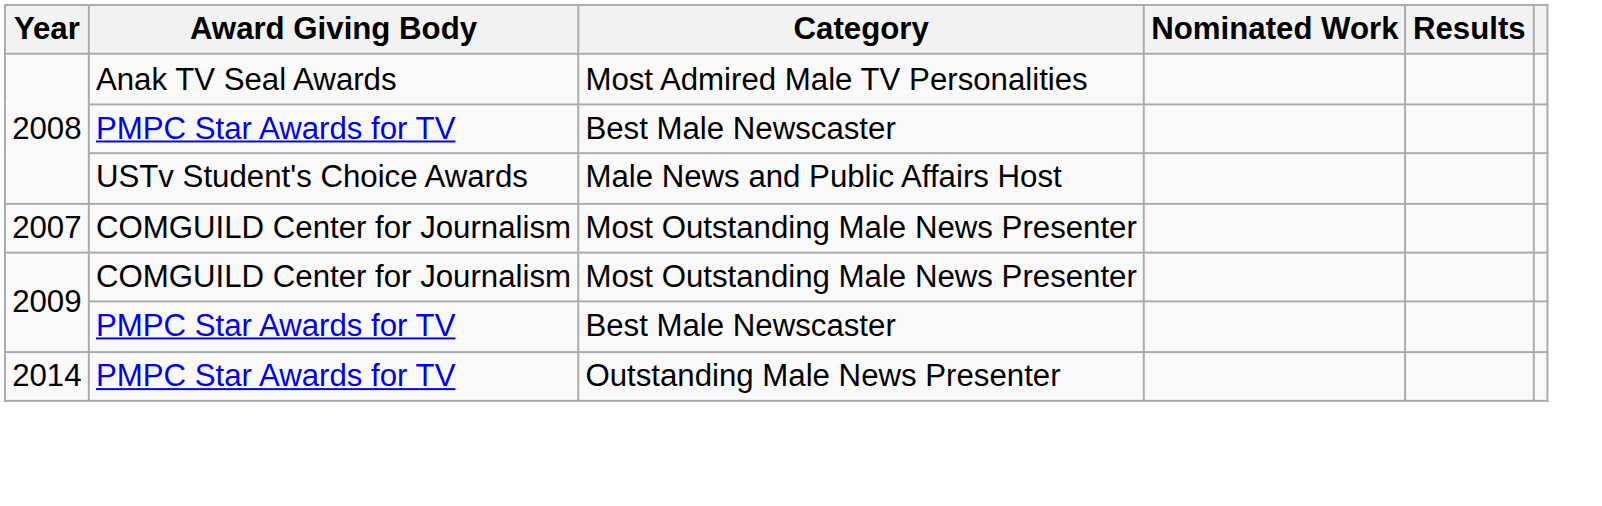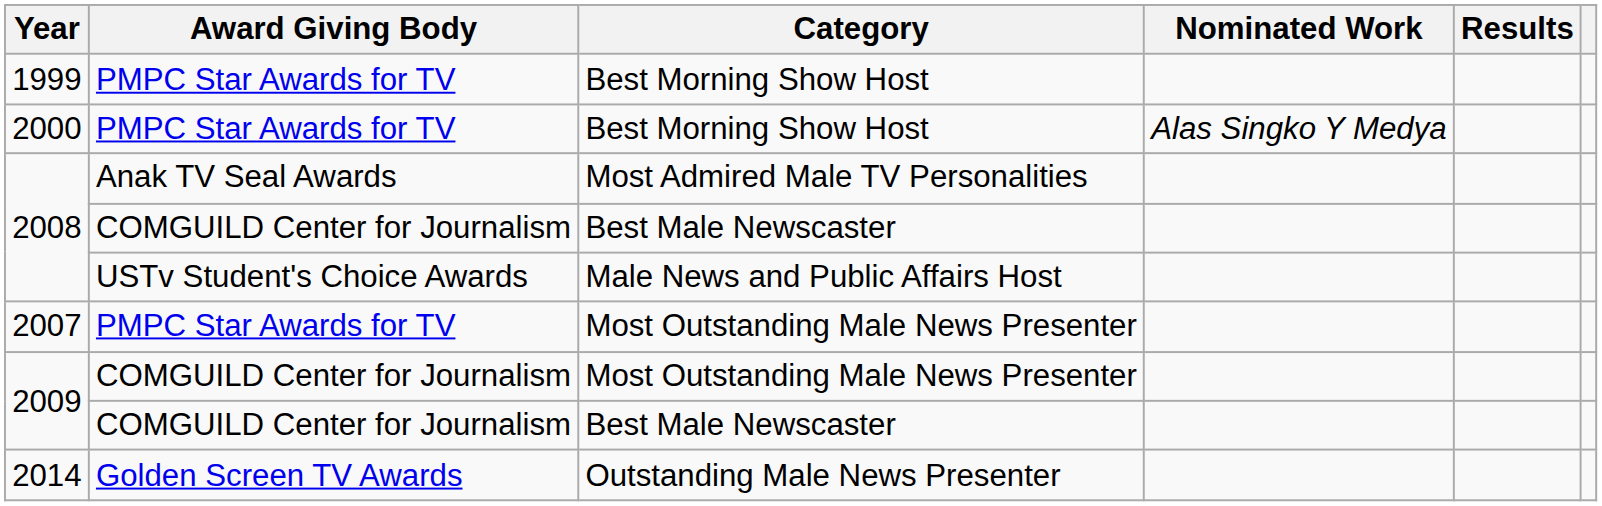+ row: (47, 78)
+ row: (47, 128)
(276, 128) PMPC Star Awards for TV -> (333, 227) COMGUILD Center for Journalism
(333, 227) COMGUILD Center for Journalism -> (276, 326) PMPC Star Awards for TV
(276, 326) PMPC Star Awards for TV -> (333, 425) COMGUILD Center for Journalism
(276, 375) PMPC Star Awards for TV -> (279, 474) Golden Screen TV Awards
